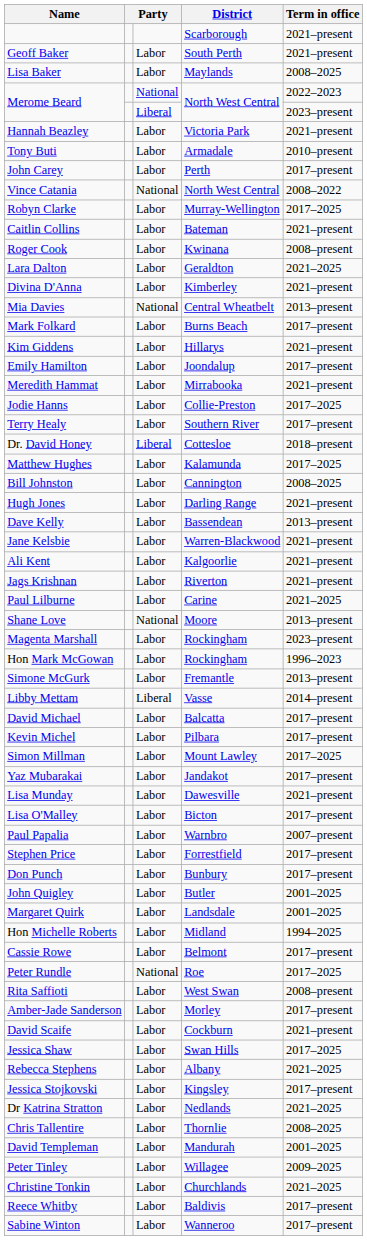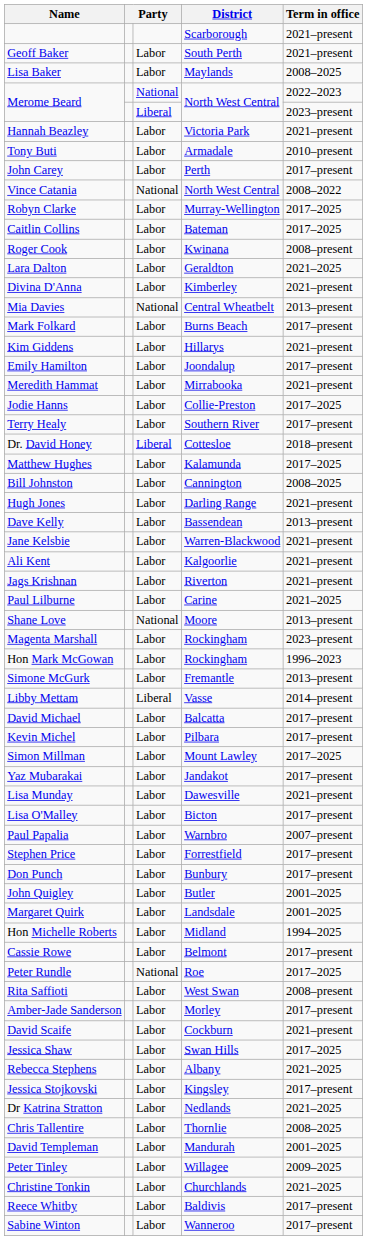(319, 229) 2021–present -> (314, 229) 2017–2025
